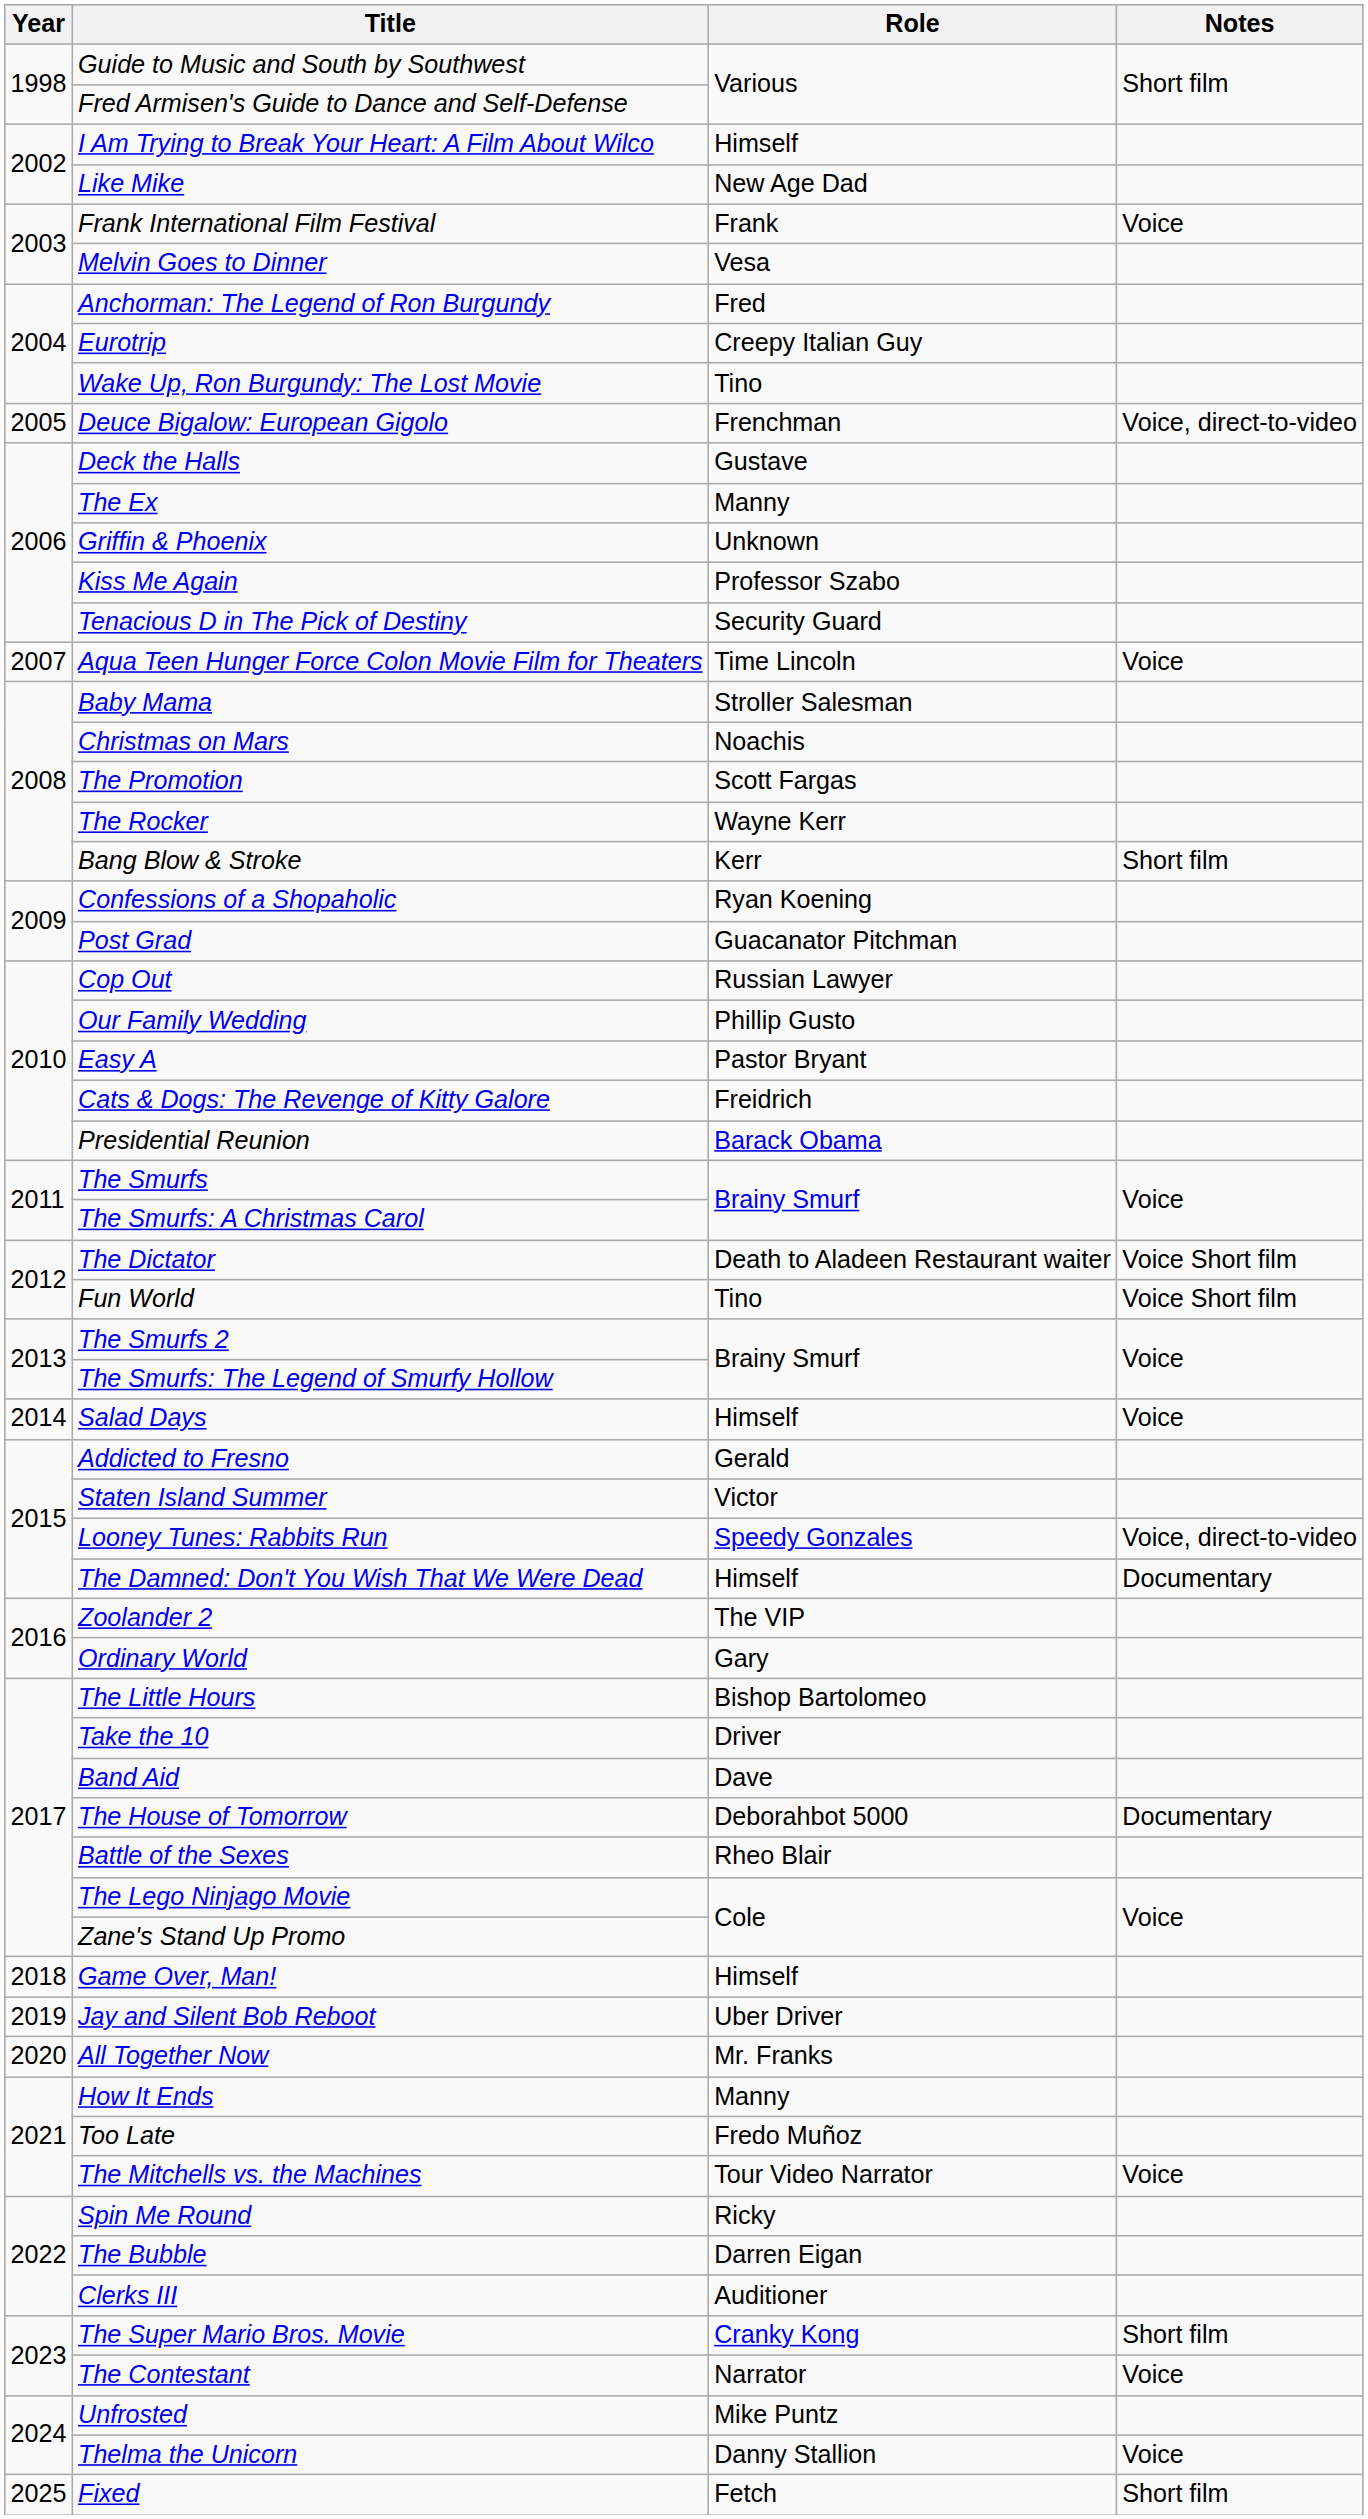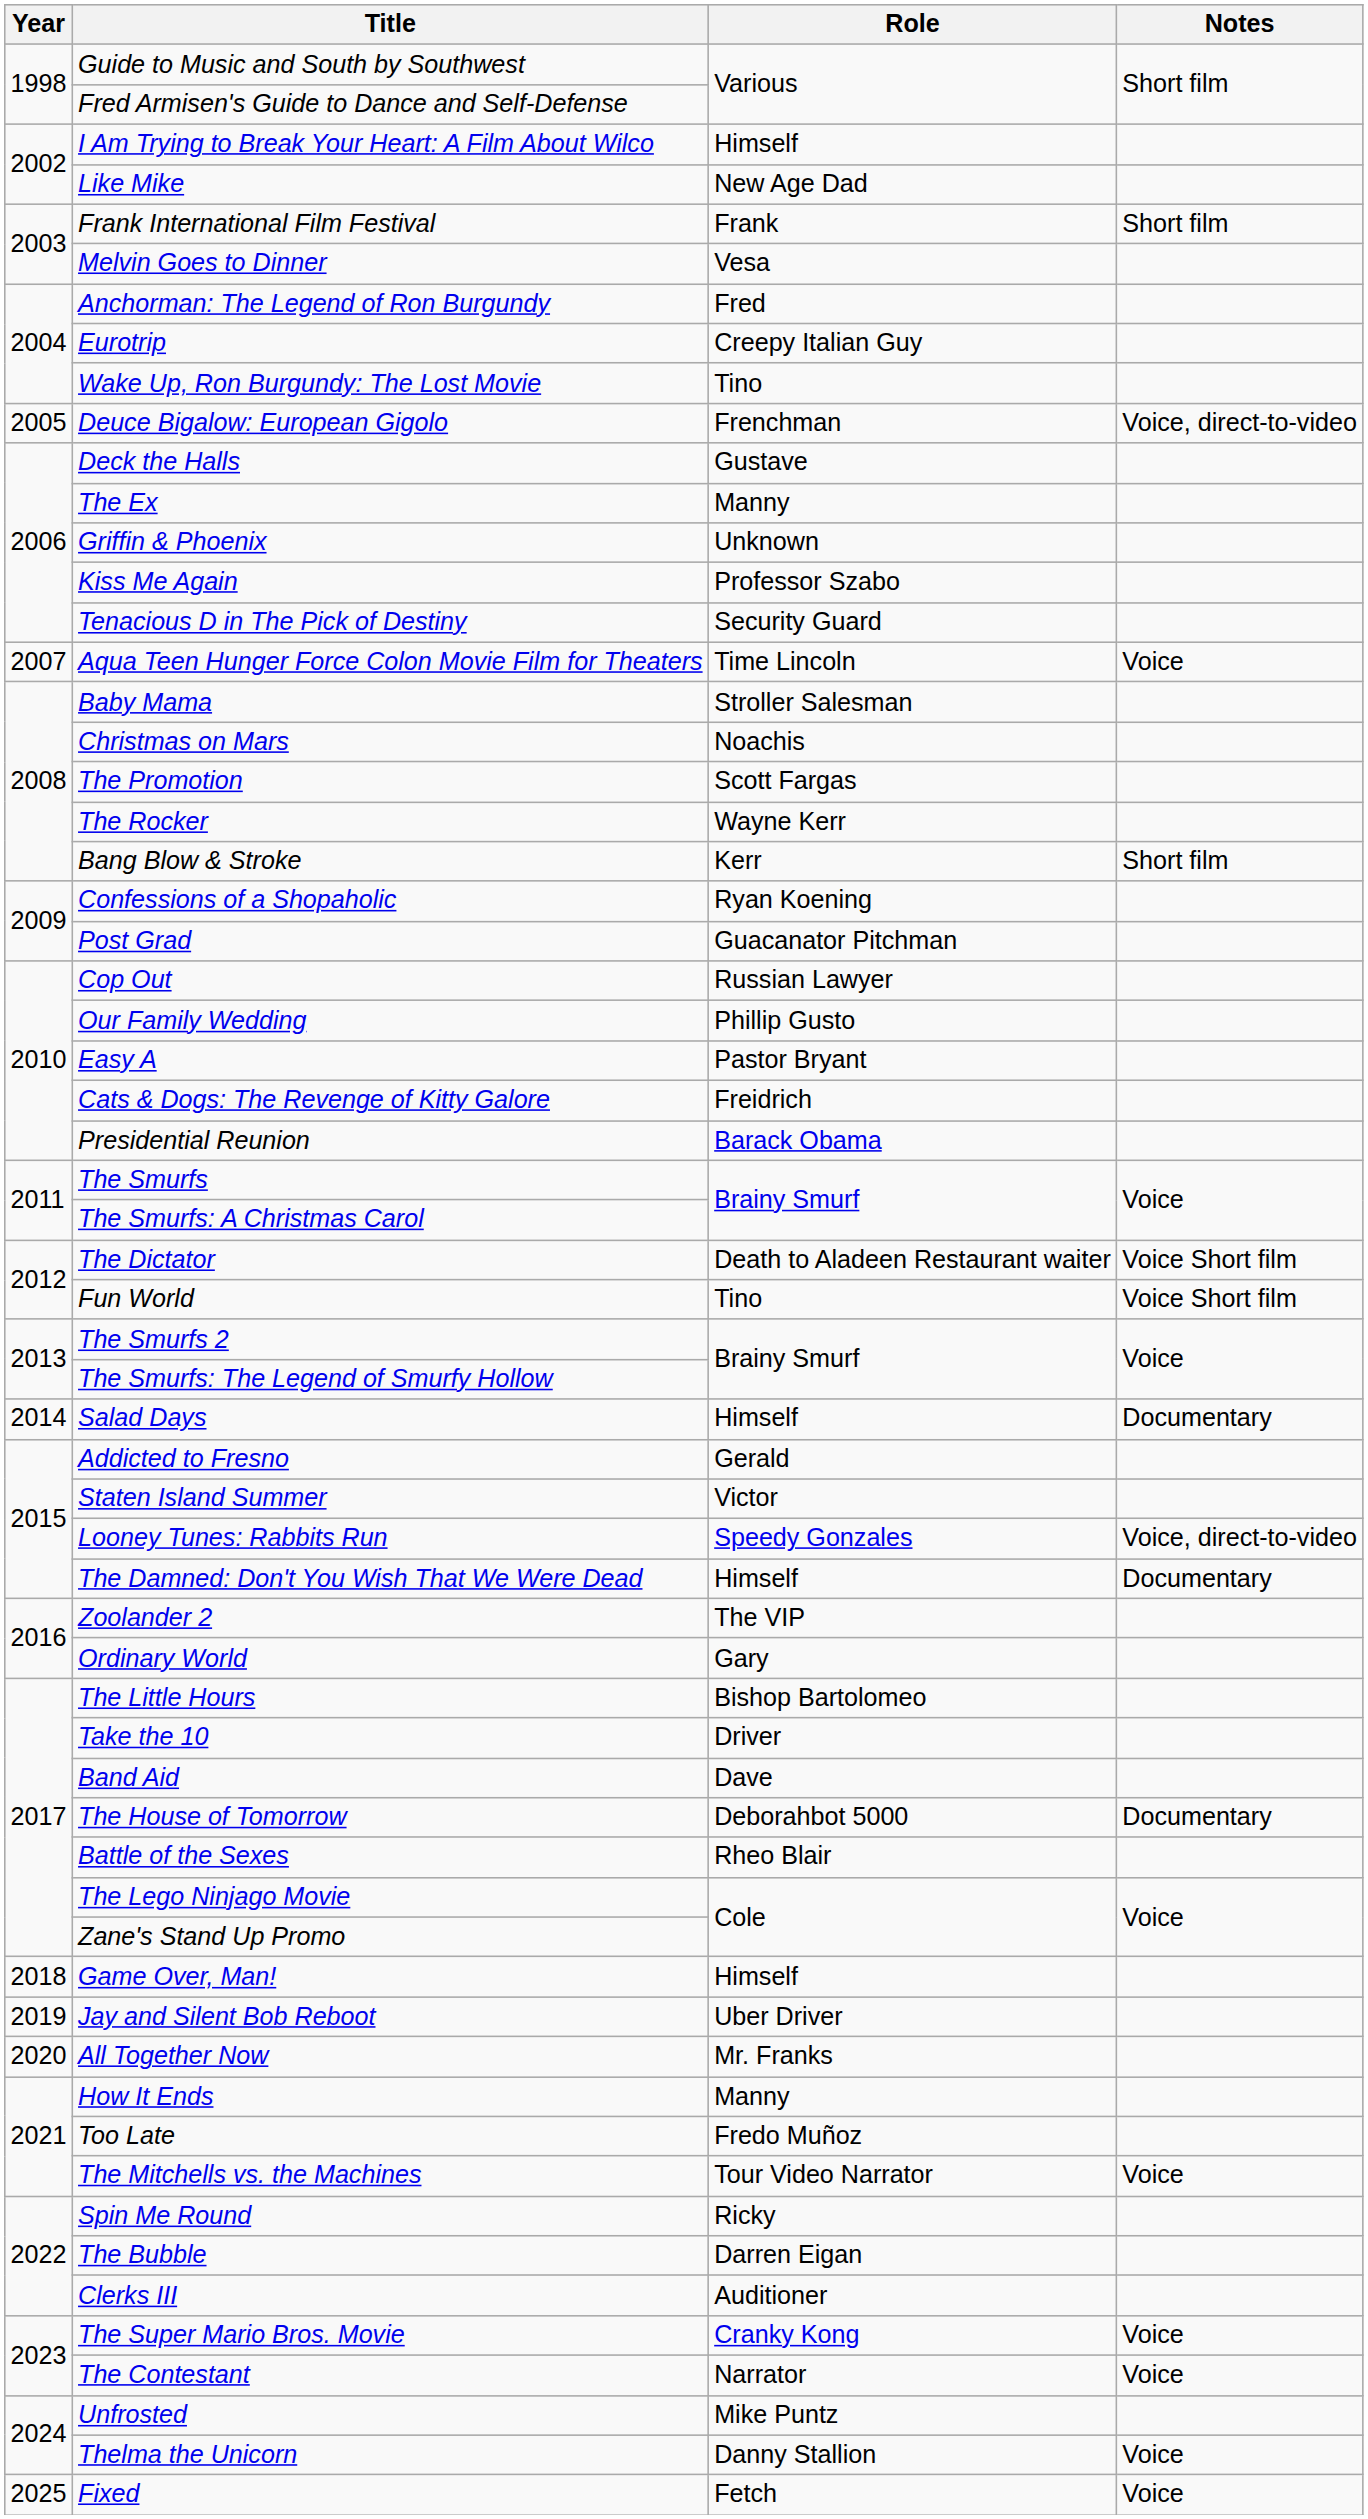(1153, 223) Voice -> (1175, 223) Short film
(1153, 1418) Voice -> (1197, 1418) Documentary
(1175, 2335) Short film -> (1153, 2335) Voice
(1175, 2494) Short film -> (1153, 2494) Voice
